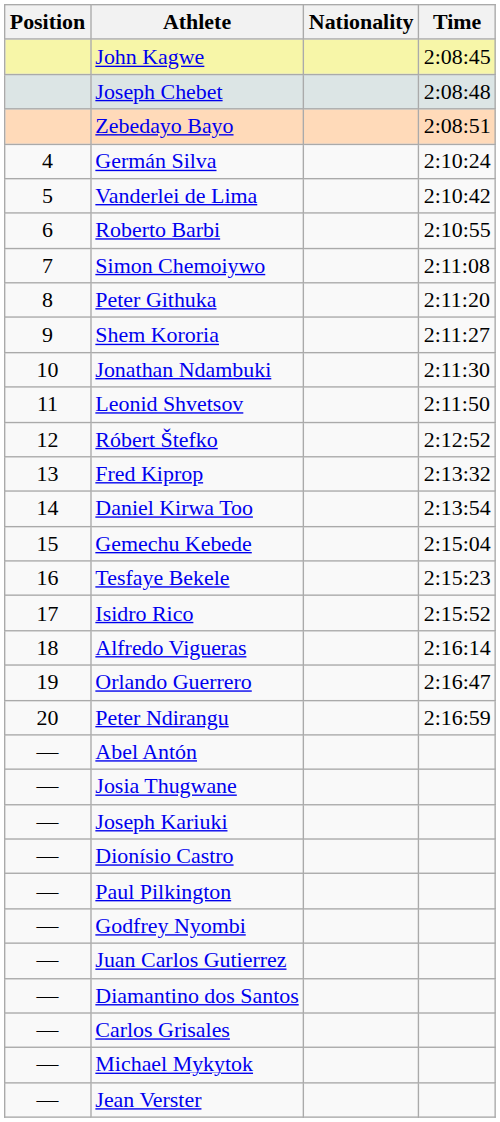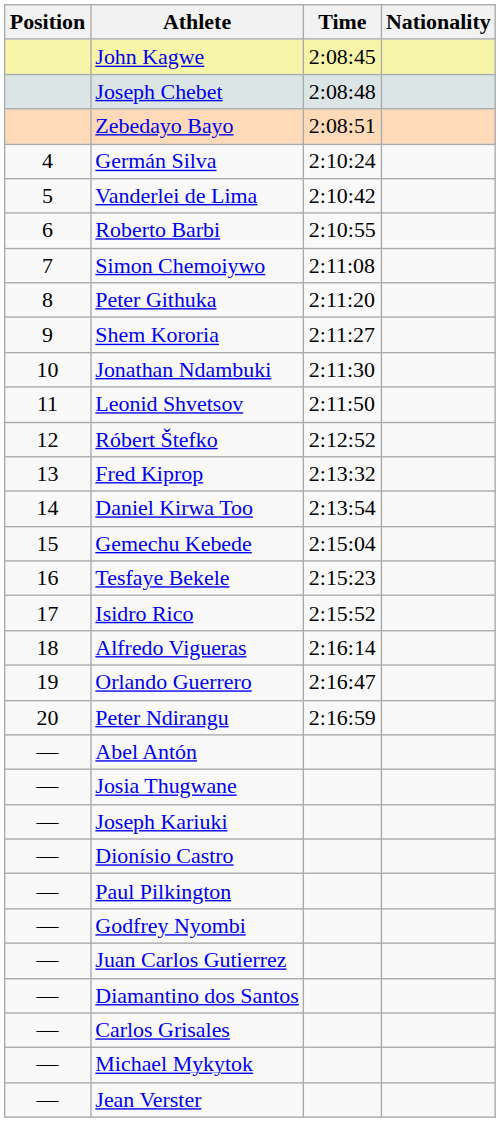columns swapped: (361, 21) <-> (457, 21)
